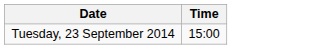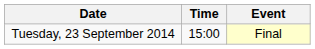+ column: (268, 14)
